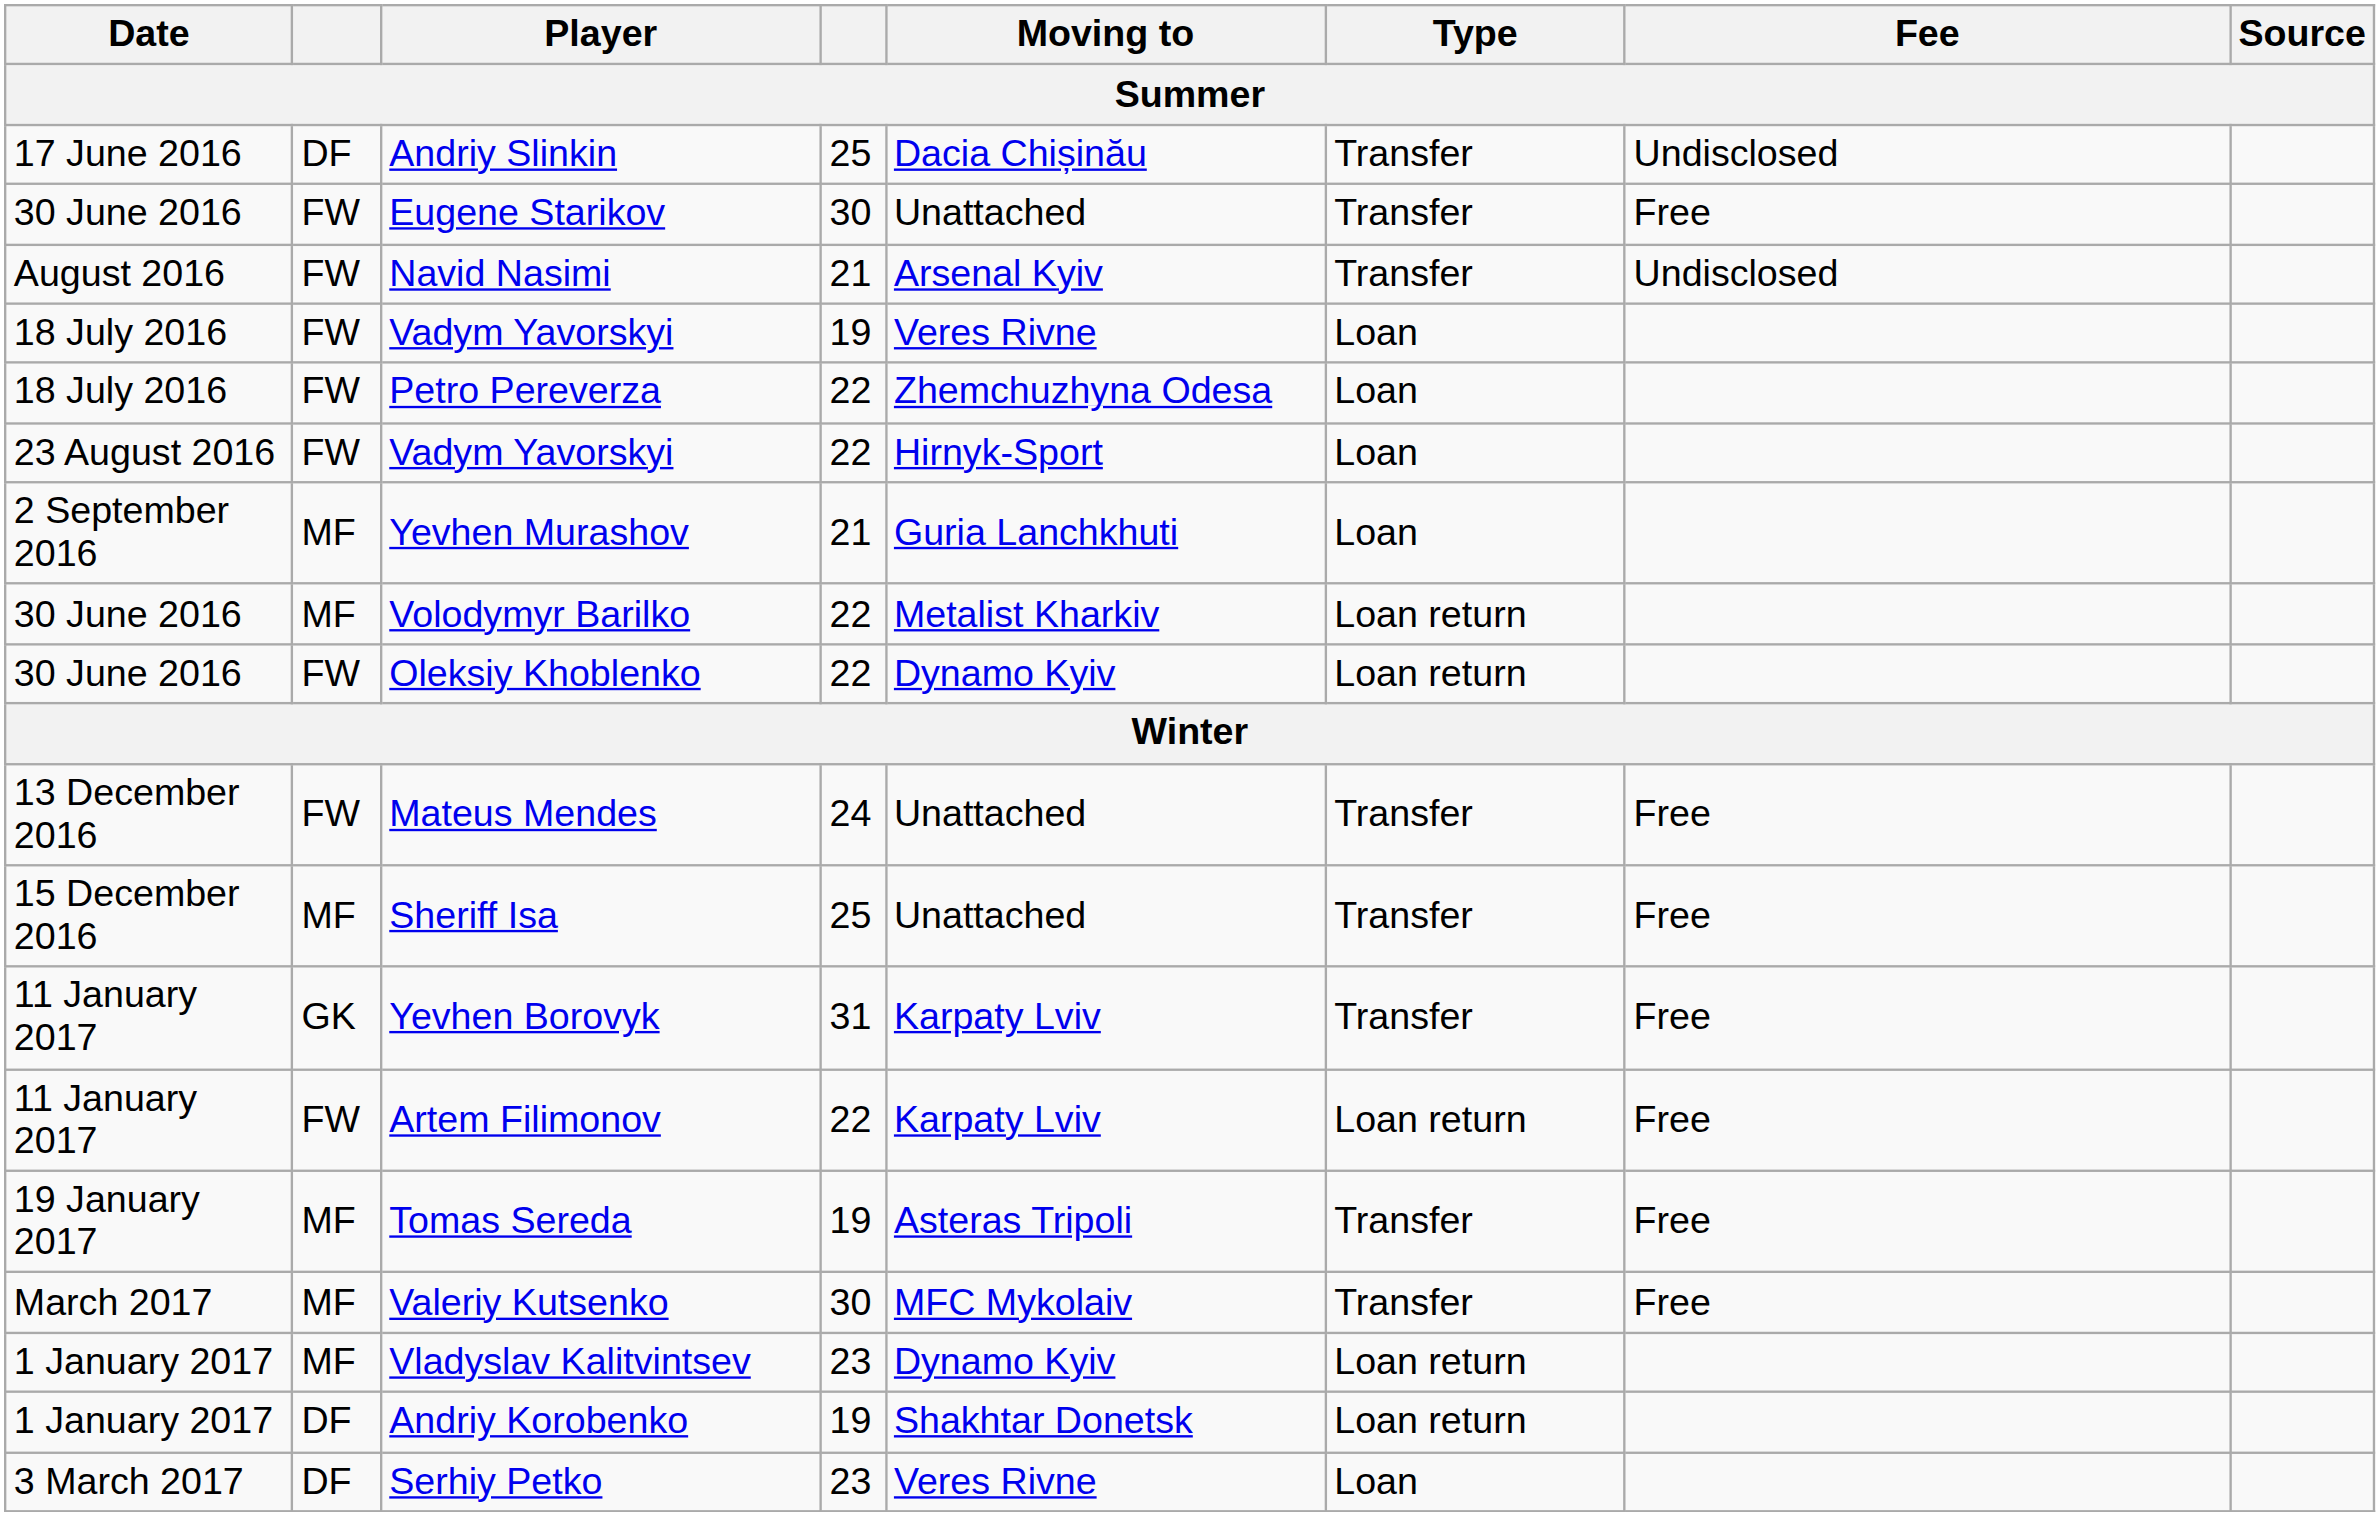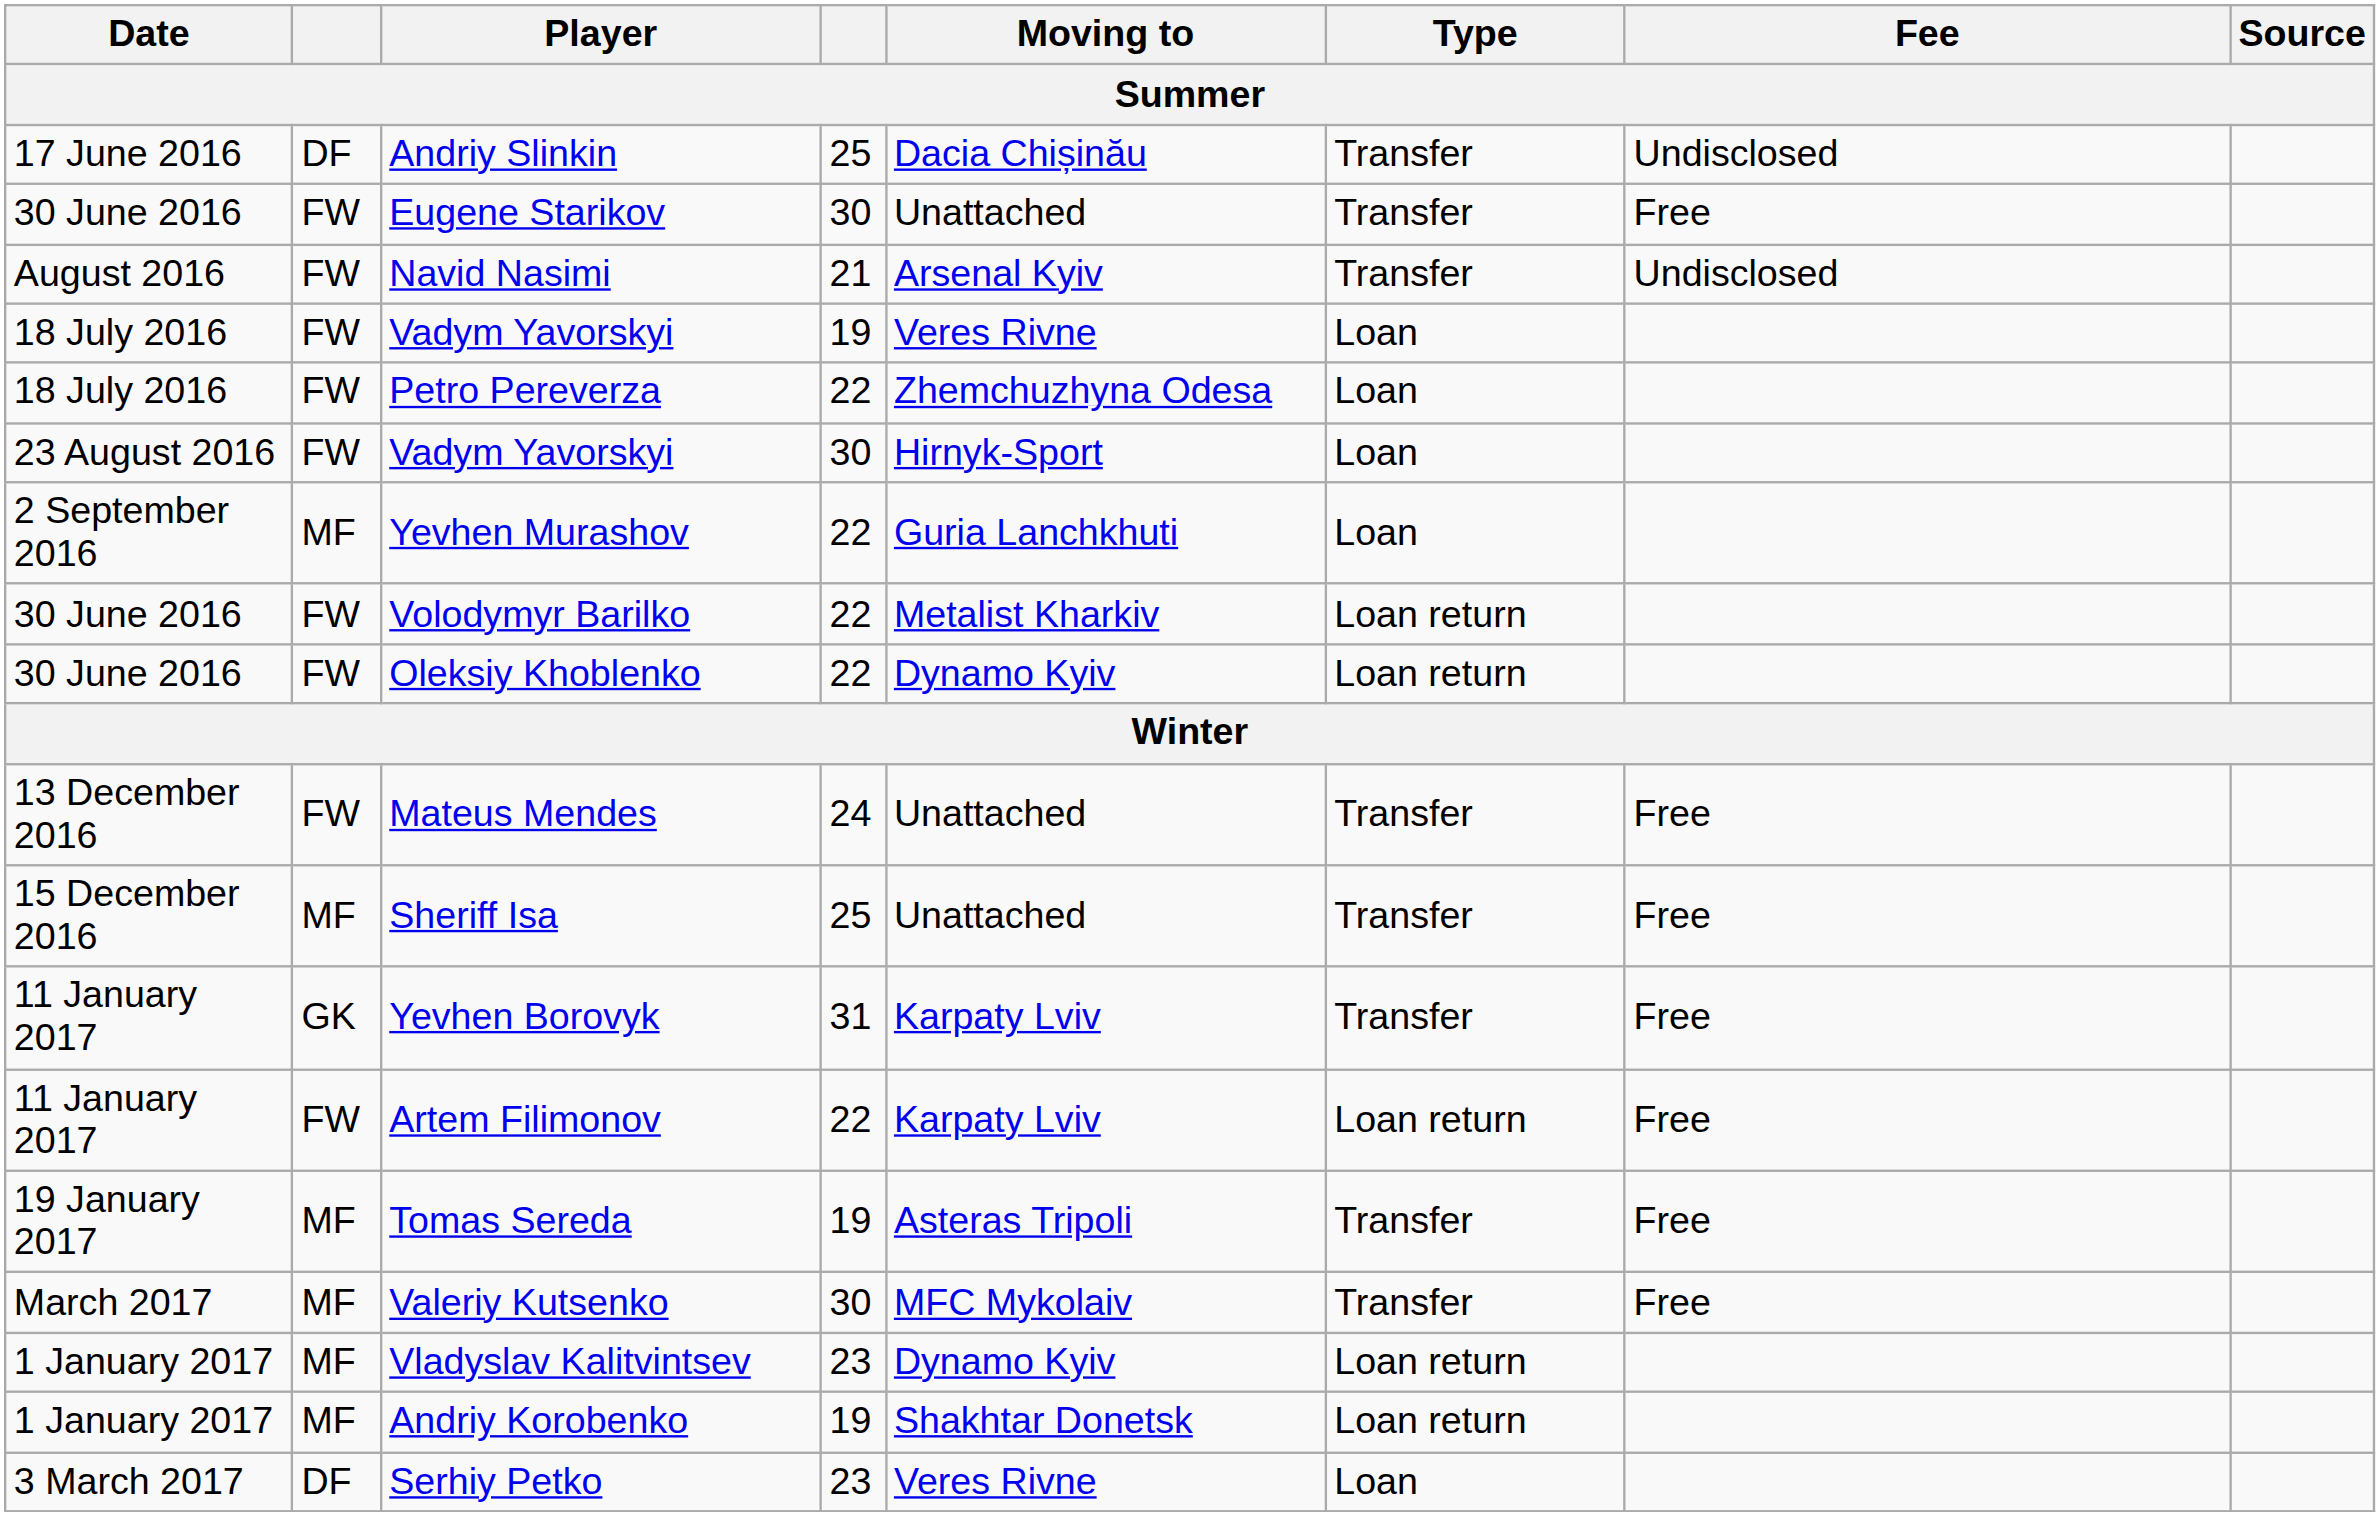(850, 451) 22 -> (850, 451) 30
(850, 532) 21 -> (850, 532) 22
(329, 613) MF -> (331, 613) FW
(326, 1421) DF -> (329, 1421) MF
